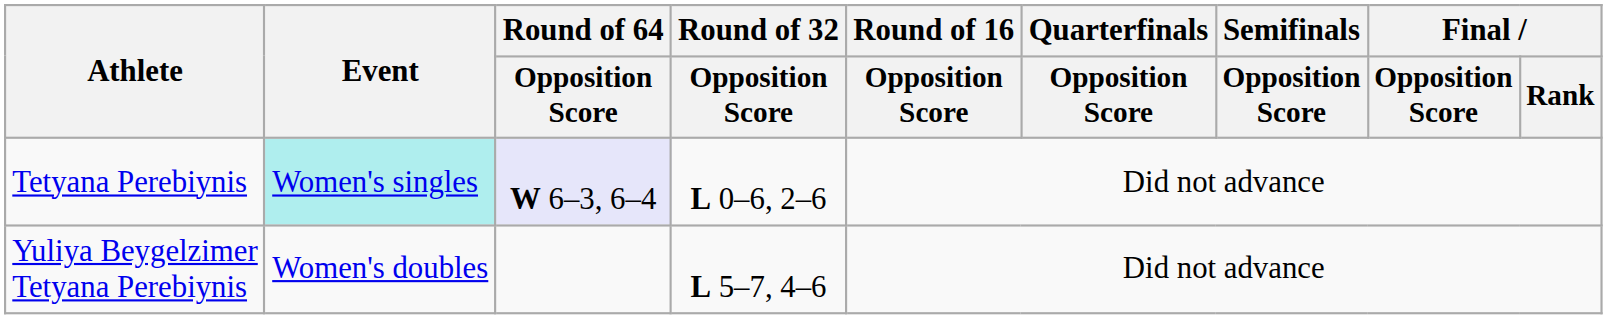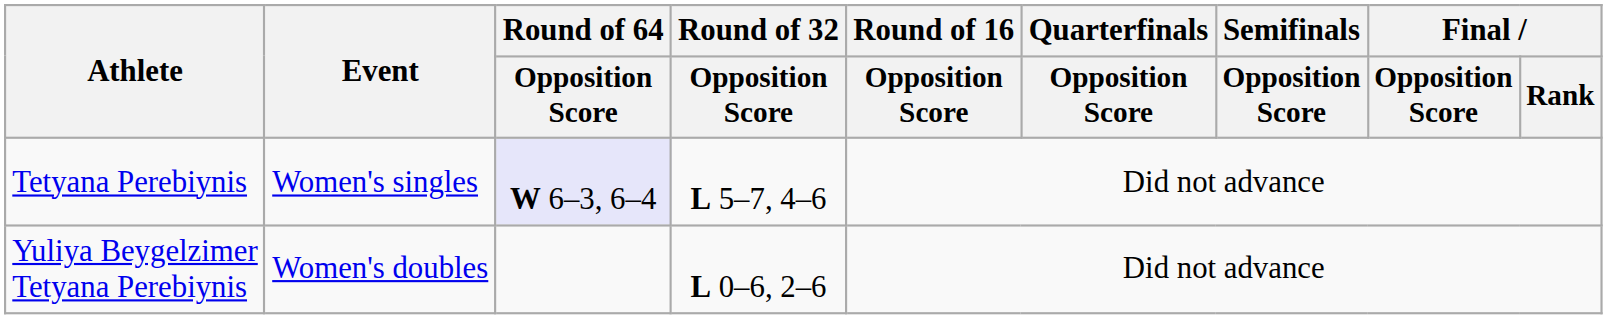(375, 181) paleturquoise background -> (375, 181) no background
(758, 199) L 0–6, 2–6 -> (758, 199) L 5–7, 4–6
(758, 287) L 5–7, 4–6 -> (758, 287) L 0–6, 2–6
